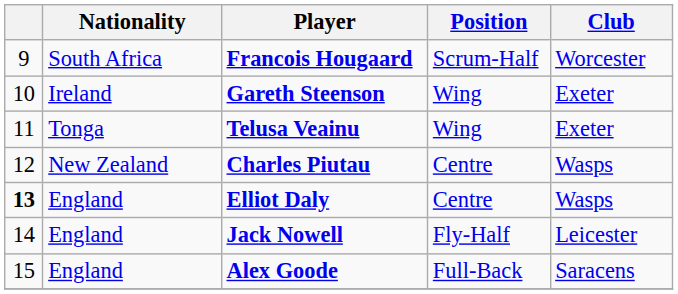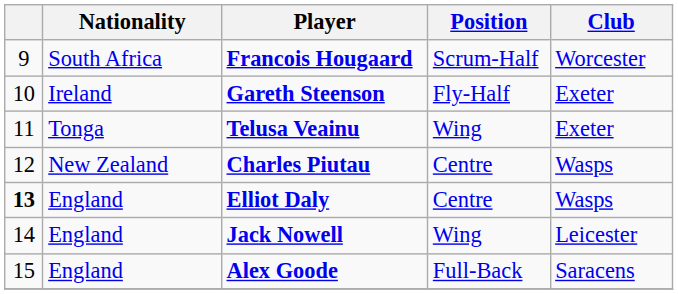(457, 93) Wing -> (471, 93) Fly-Half
(471, 235) Fly-Half -> (457, 235) Wing
